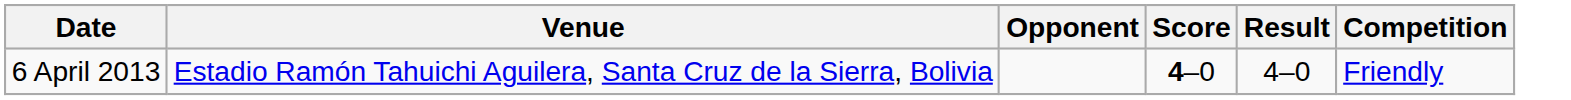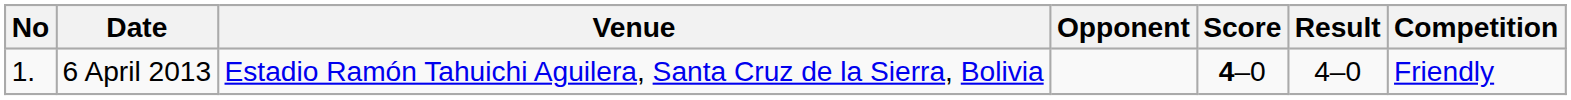+ column: (30, 27)
